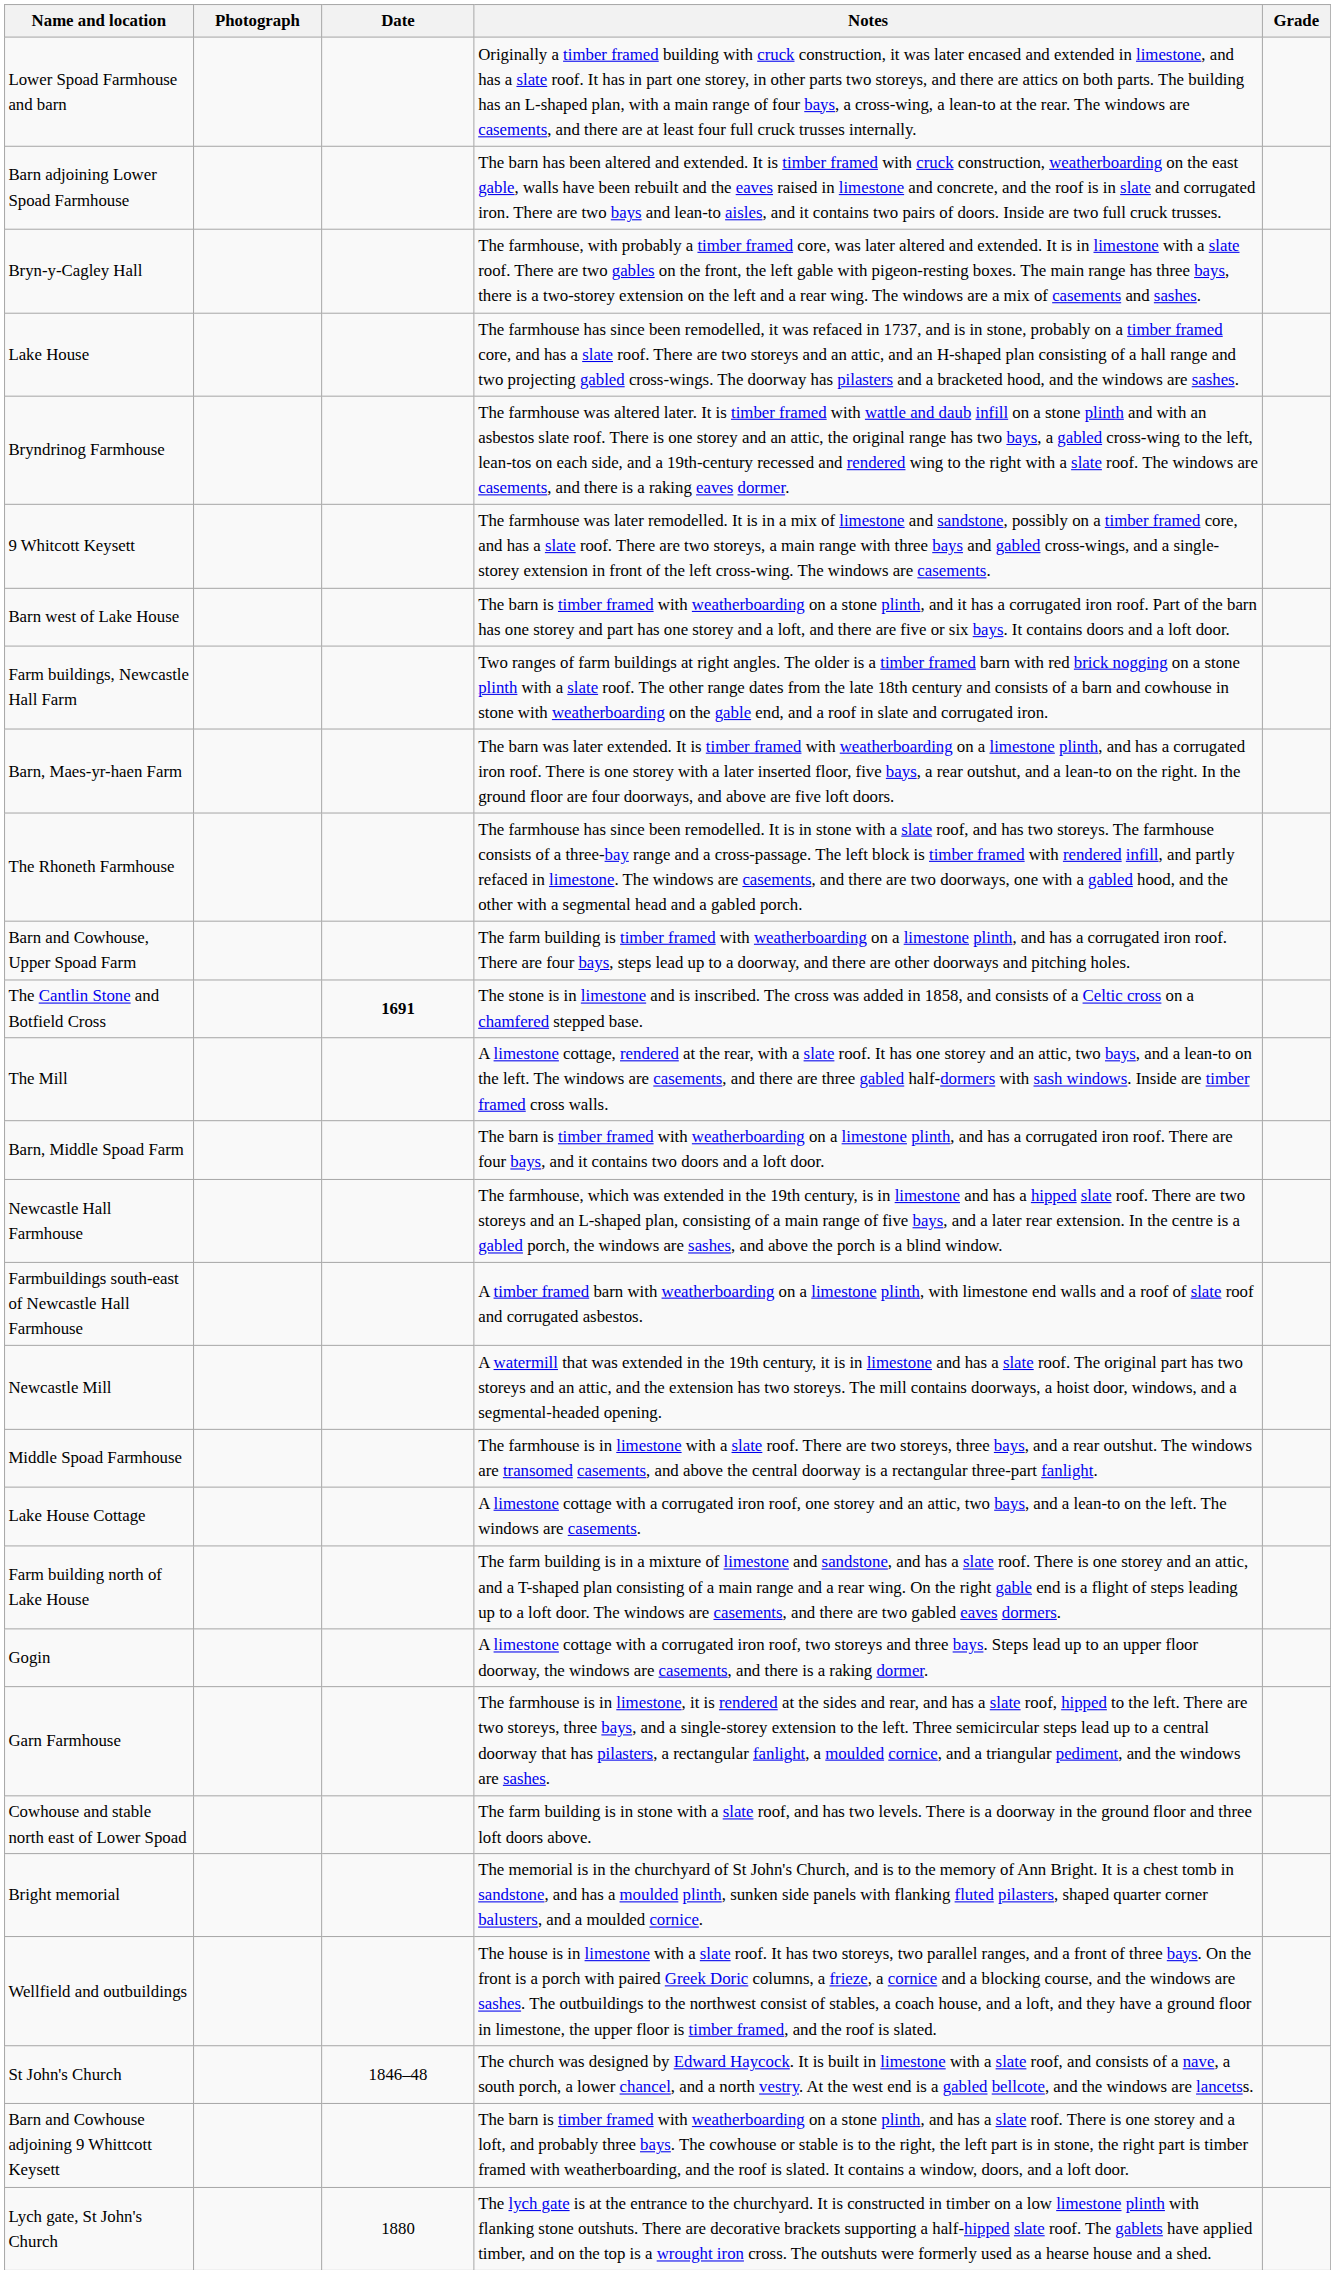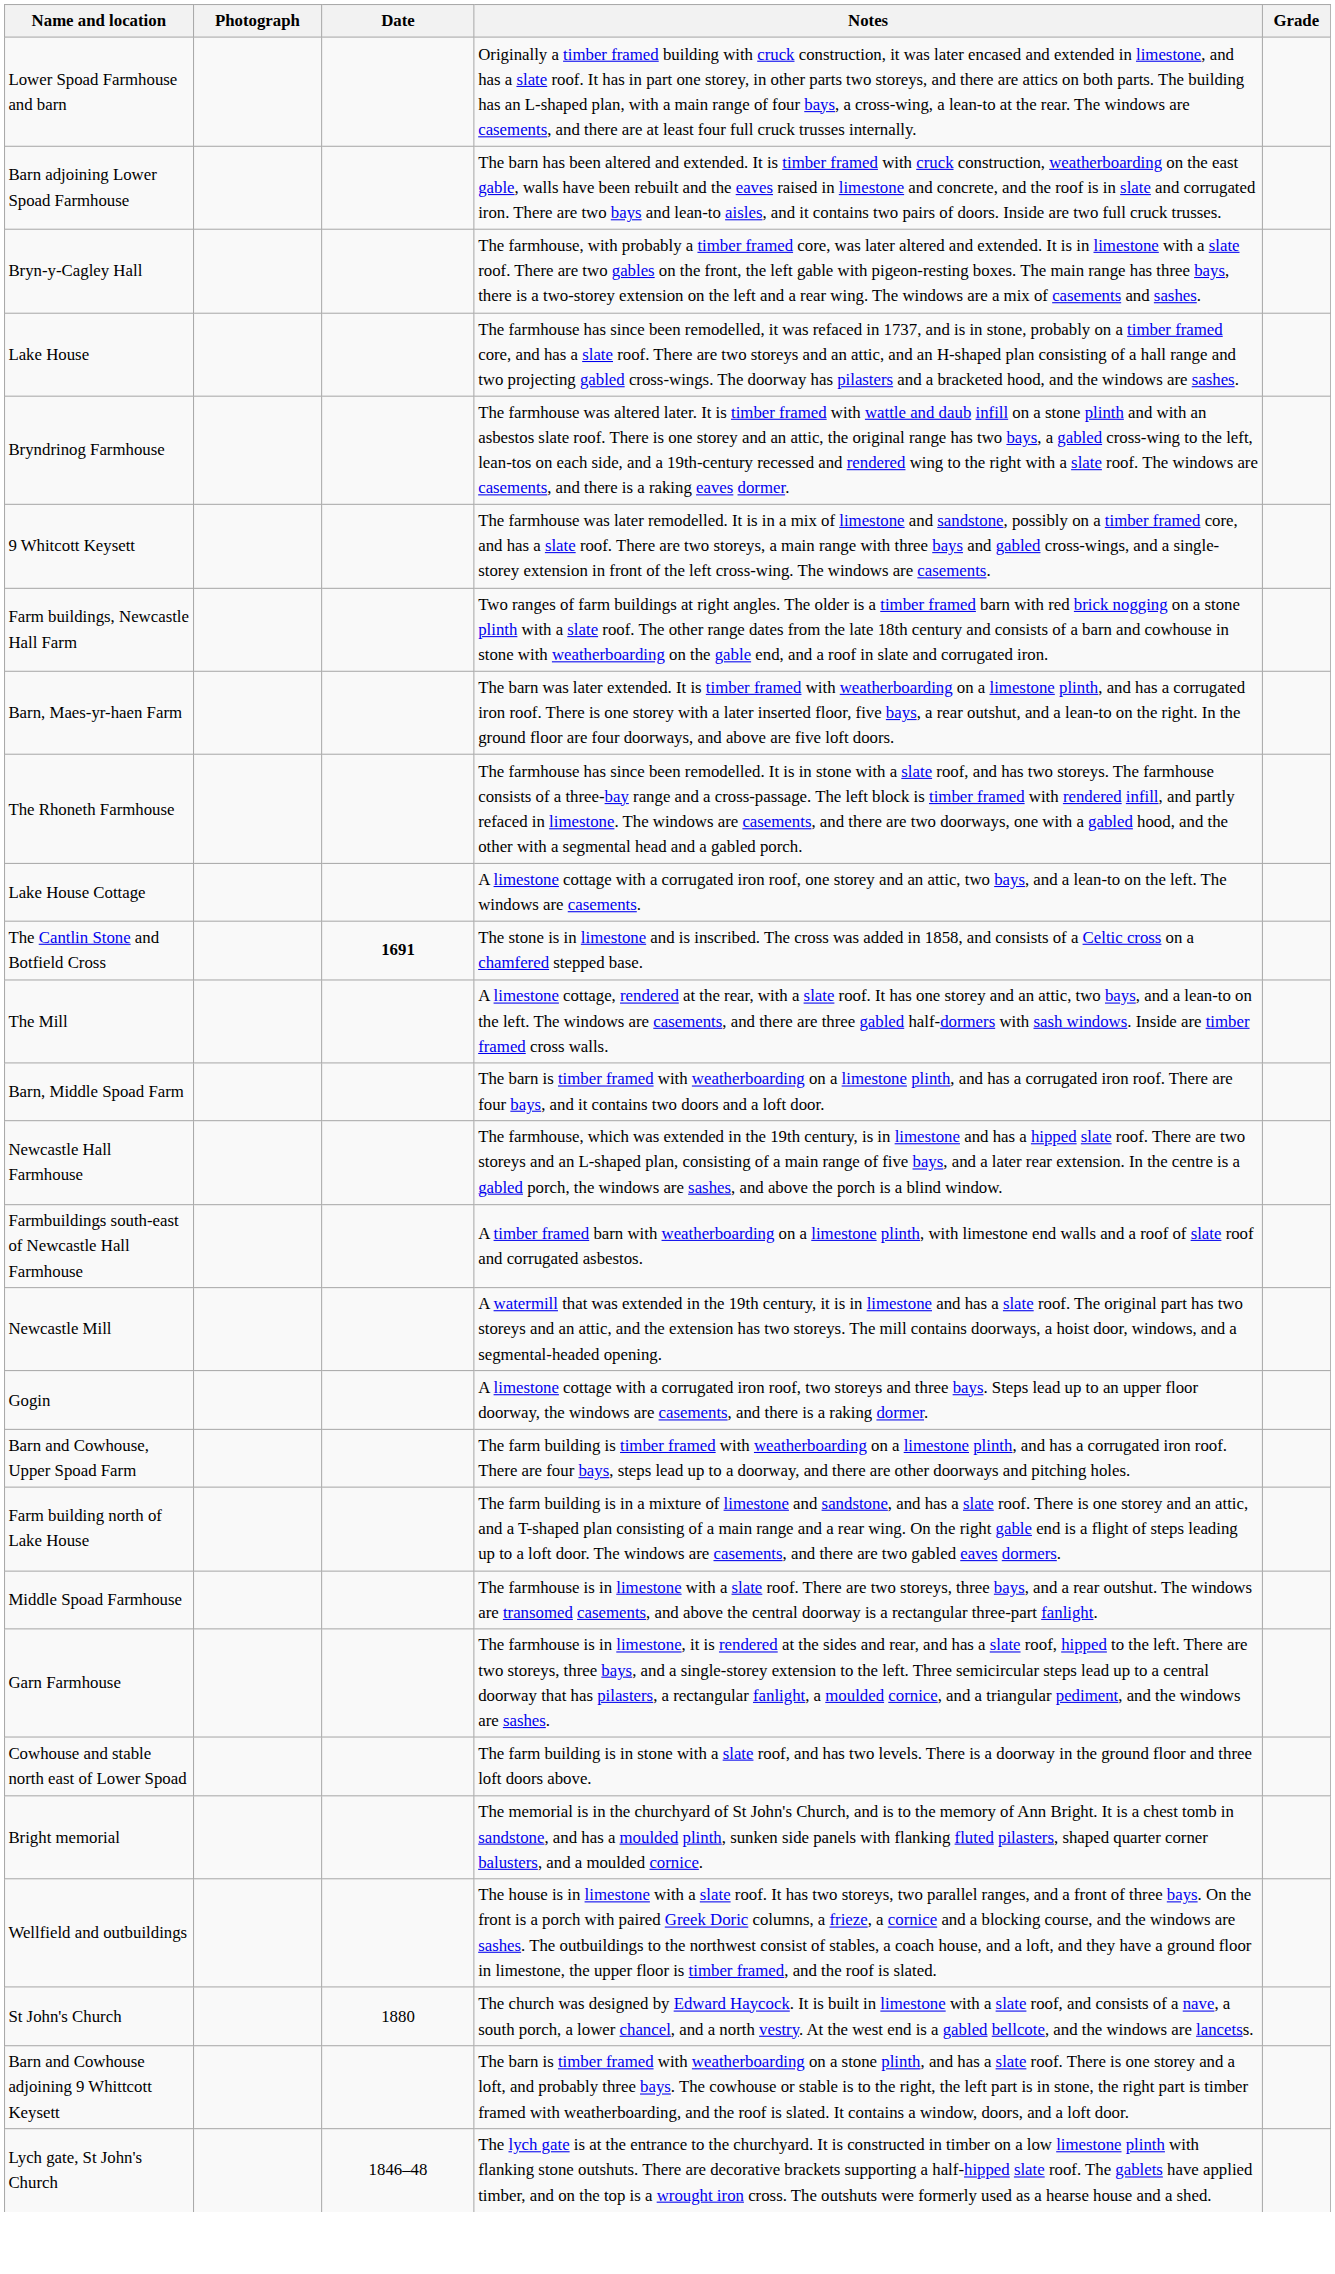- row: (94, 616)
rows swapped: (79, 950) <-> (77, 1516)
rows swapped: (29, 1657) <-> (95, 1458)
(398, 2074) 1846–48 -> (398, 2016) 1880
(398, 2228) 1880 -> (398, 2170) 1846–48
